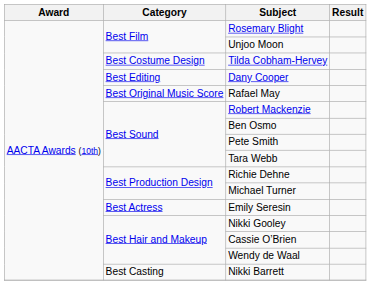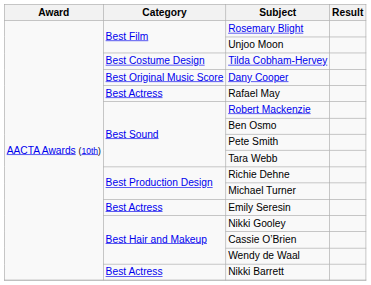(133, 77) Best Editing -> (165, 77) Best Original Music Score
(165, 93) Best Original Music Score -> (134, 93) Best Actress
(135, 272) Best Casting -> (134, 272) Best Actress
